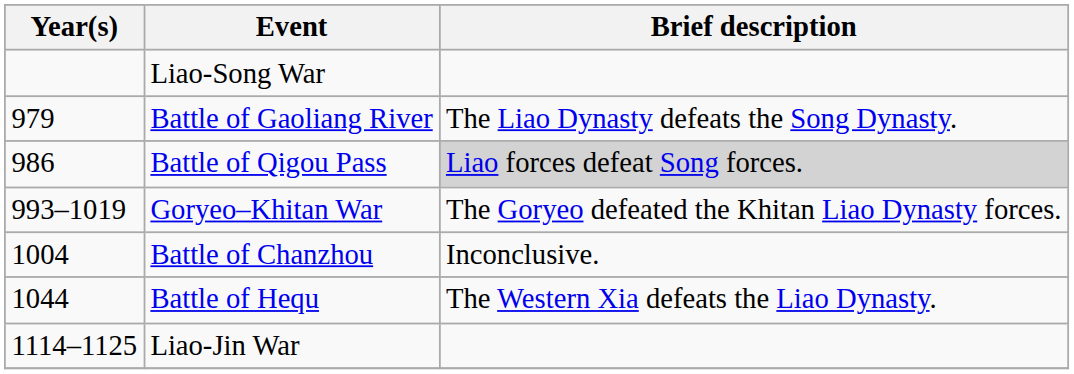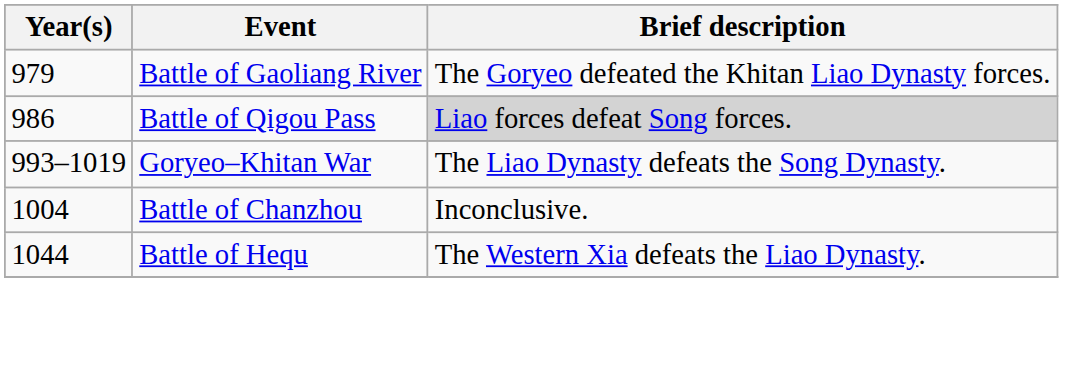- row: (238, 72)
(702, 118) The Liao Dynasty defeats the Song Dynasty. -> (743, 72) The Goryeo defeated the Khitan Liao Dynasty forces.
(754, 208) The Goryeo defeated the Khitan Liao Dynasty forces. -> (690, 163) The Liao Dynasty defeats the Song Dynasty.
- row: (225, 345)
